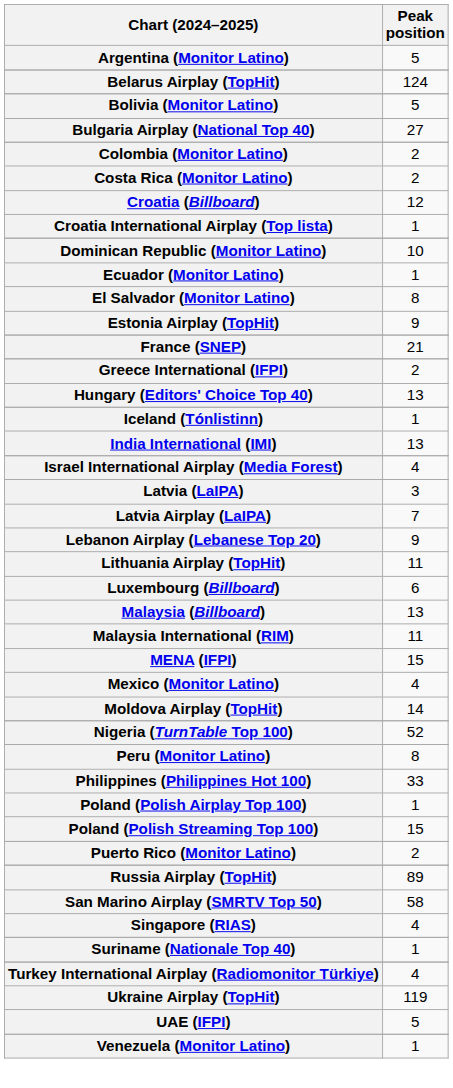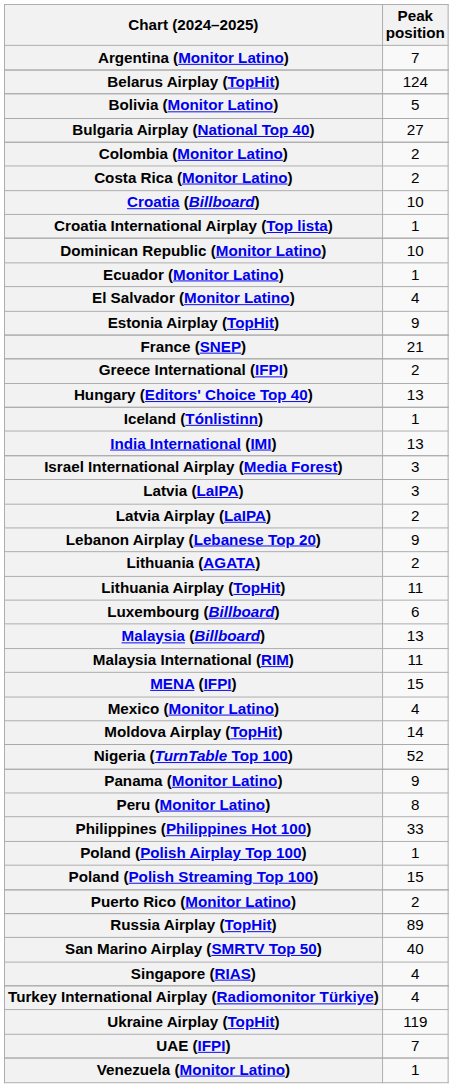(415, 57) 5 -> (415, 57) 7
(415, 202) 12 -> (415, 202) 10
(415, 298) 8 -> (415, 298) 4
(415, 467) 4 -> (415, 467) 3
(415, 515) 7 -> (415, 515) 2
+ row: (193, 563)
+ row: (193, 780)
(415, 901) 58 -> (415, 949) 40
- row: (193, 949)
(415, 1022) 5 -> (415, 1046) 7
